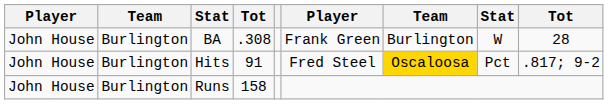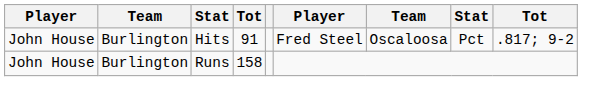- row: (212, 40)
(430, 63) gold background -> (409, 40) no background
